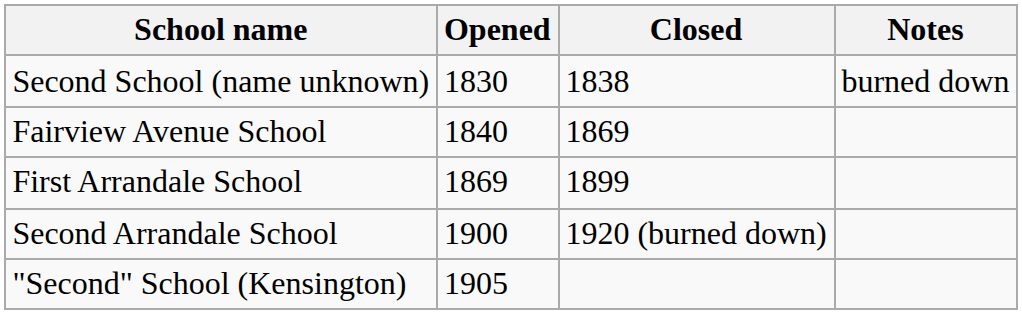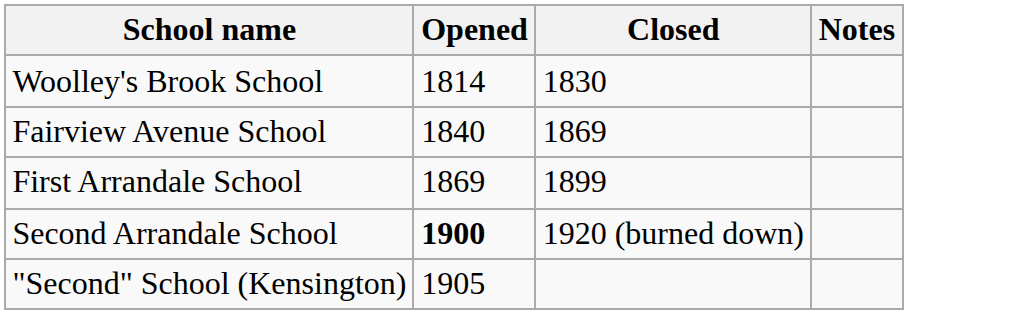+ row: (168, 80)
- row: (221, 80)
(476, 232) normal -> (453, 232) bold
